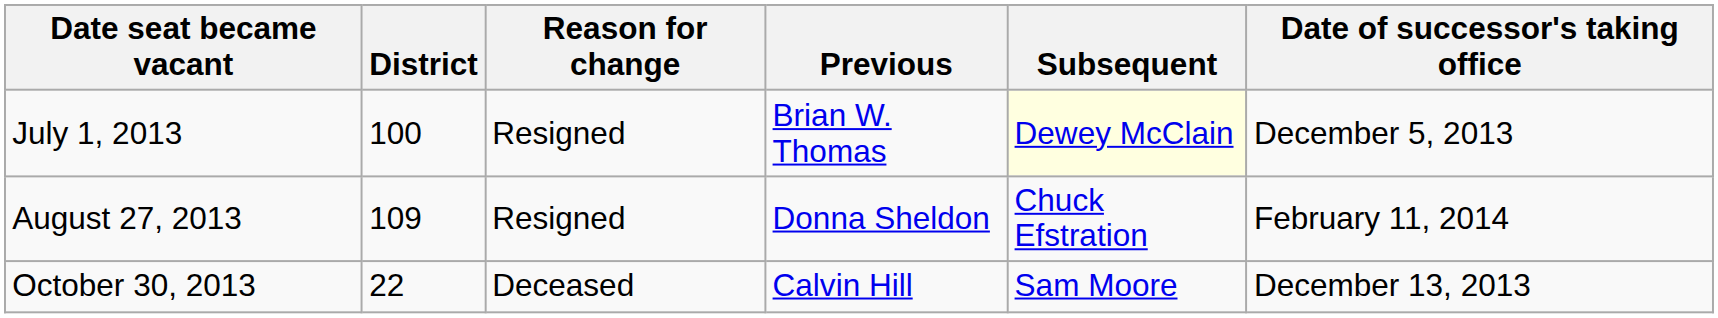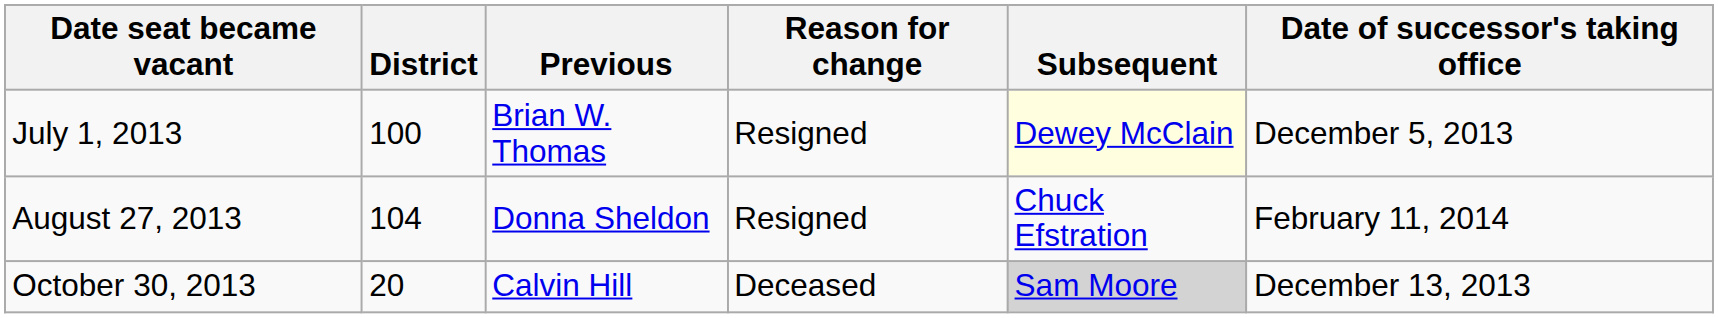columns swapped: (886, 64) <-> (625, 47)
(395, 218) 109 -> (395, 218) 104
(387, 285) 22 -> (387, 285) 20
(1096, 285) no background -> (1096, 285) lightgrey background
